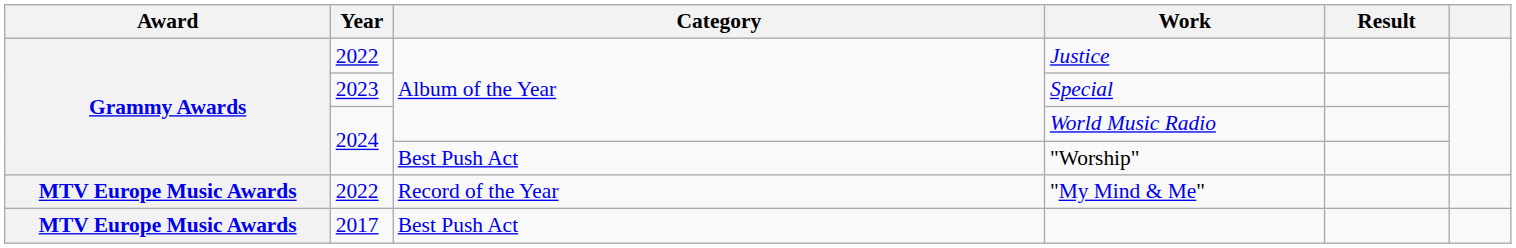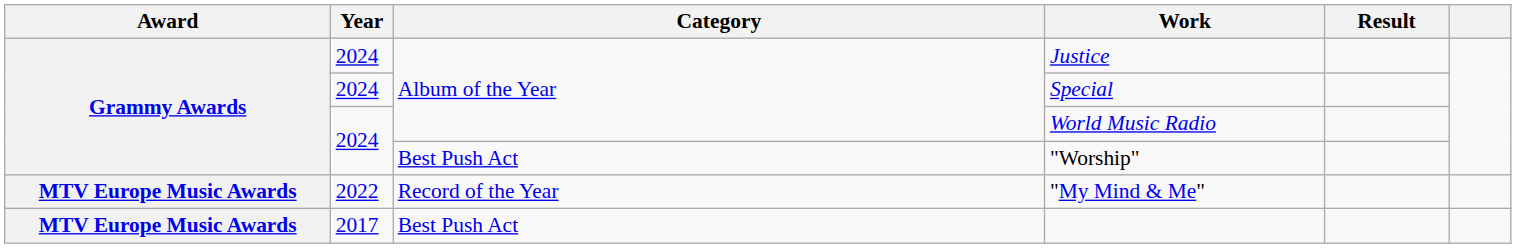(357, 55) 2022 -> (357, 55) 2024
(357, 89) 2023 -> (357, 89) 2024
